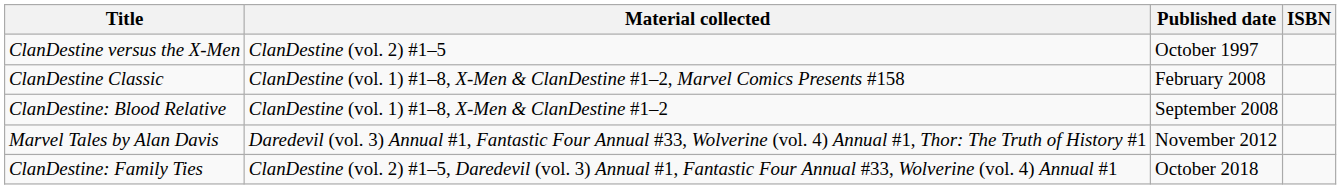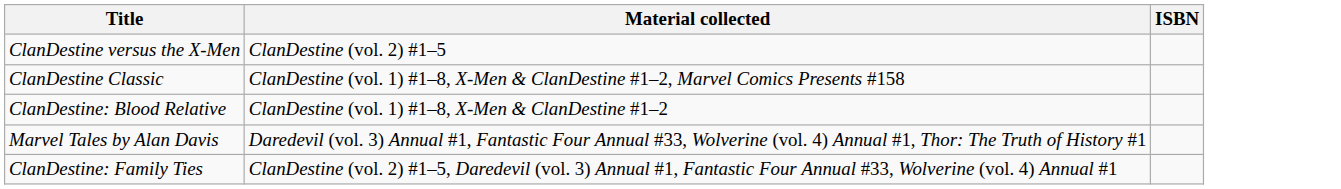- column: (1217, 19)
